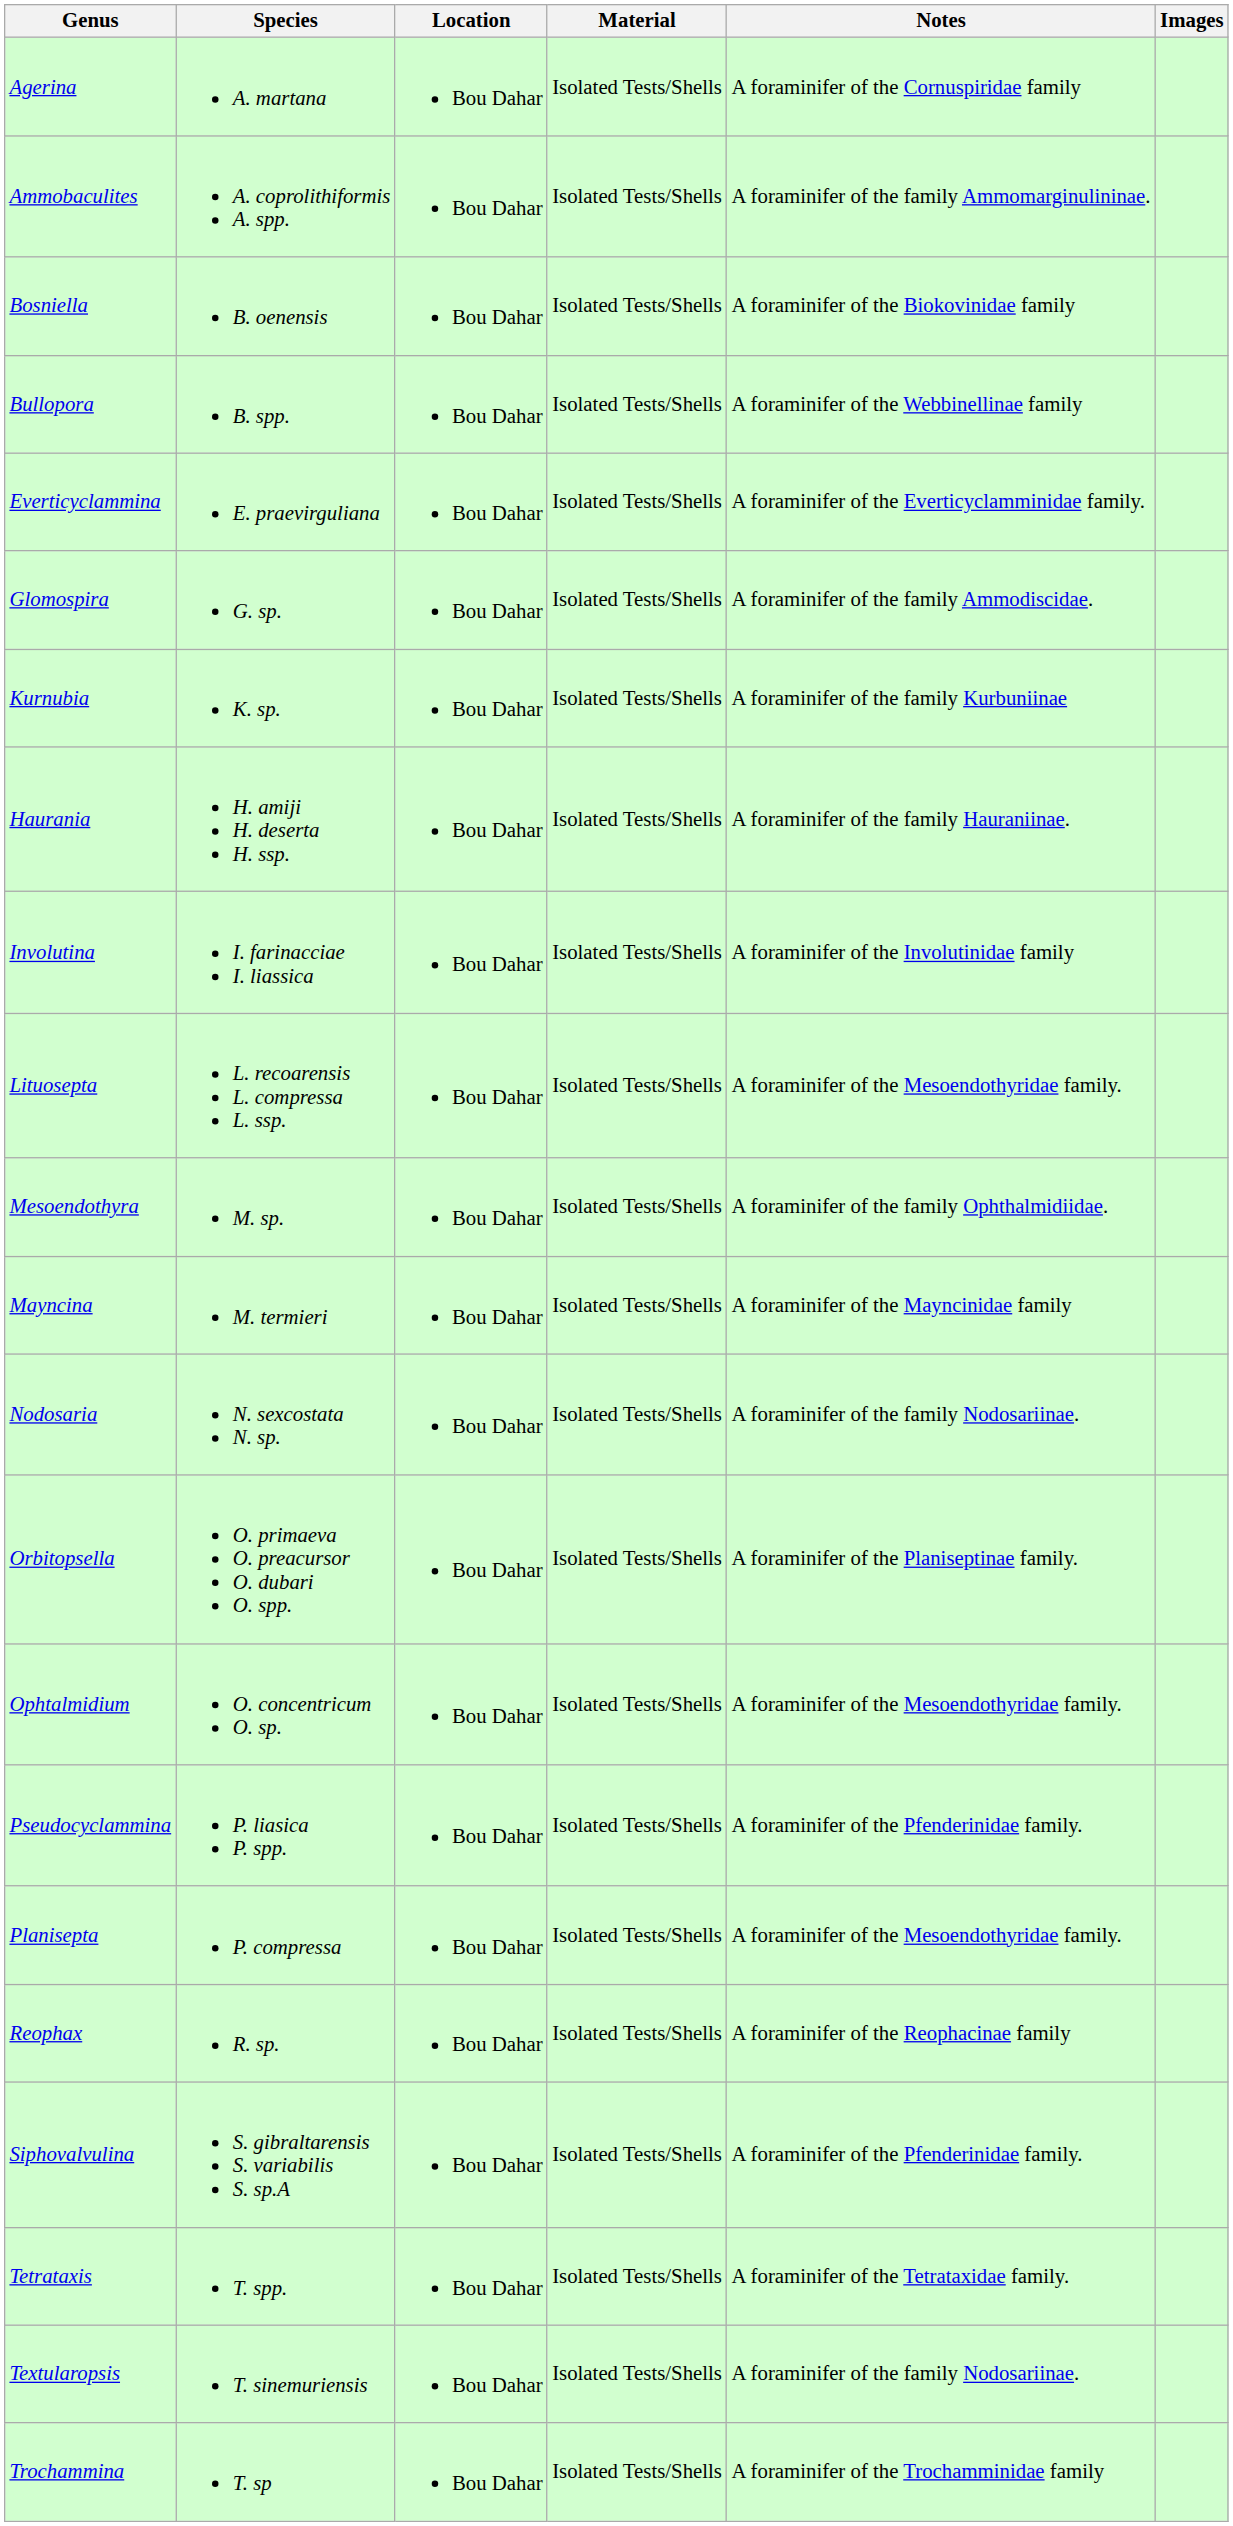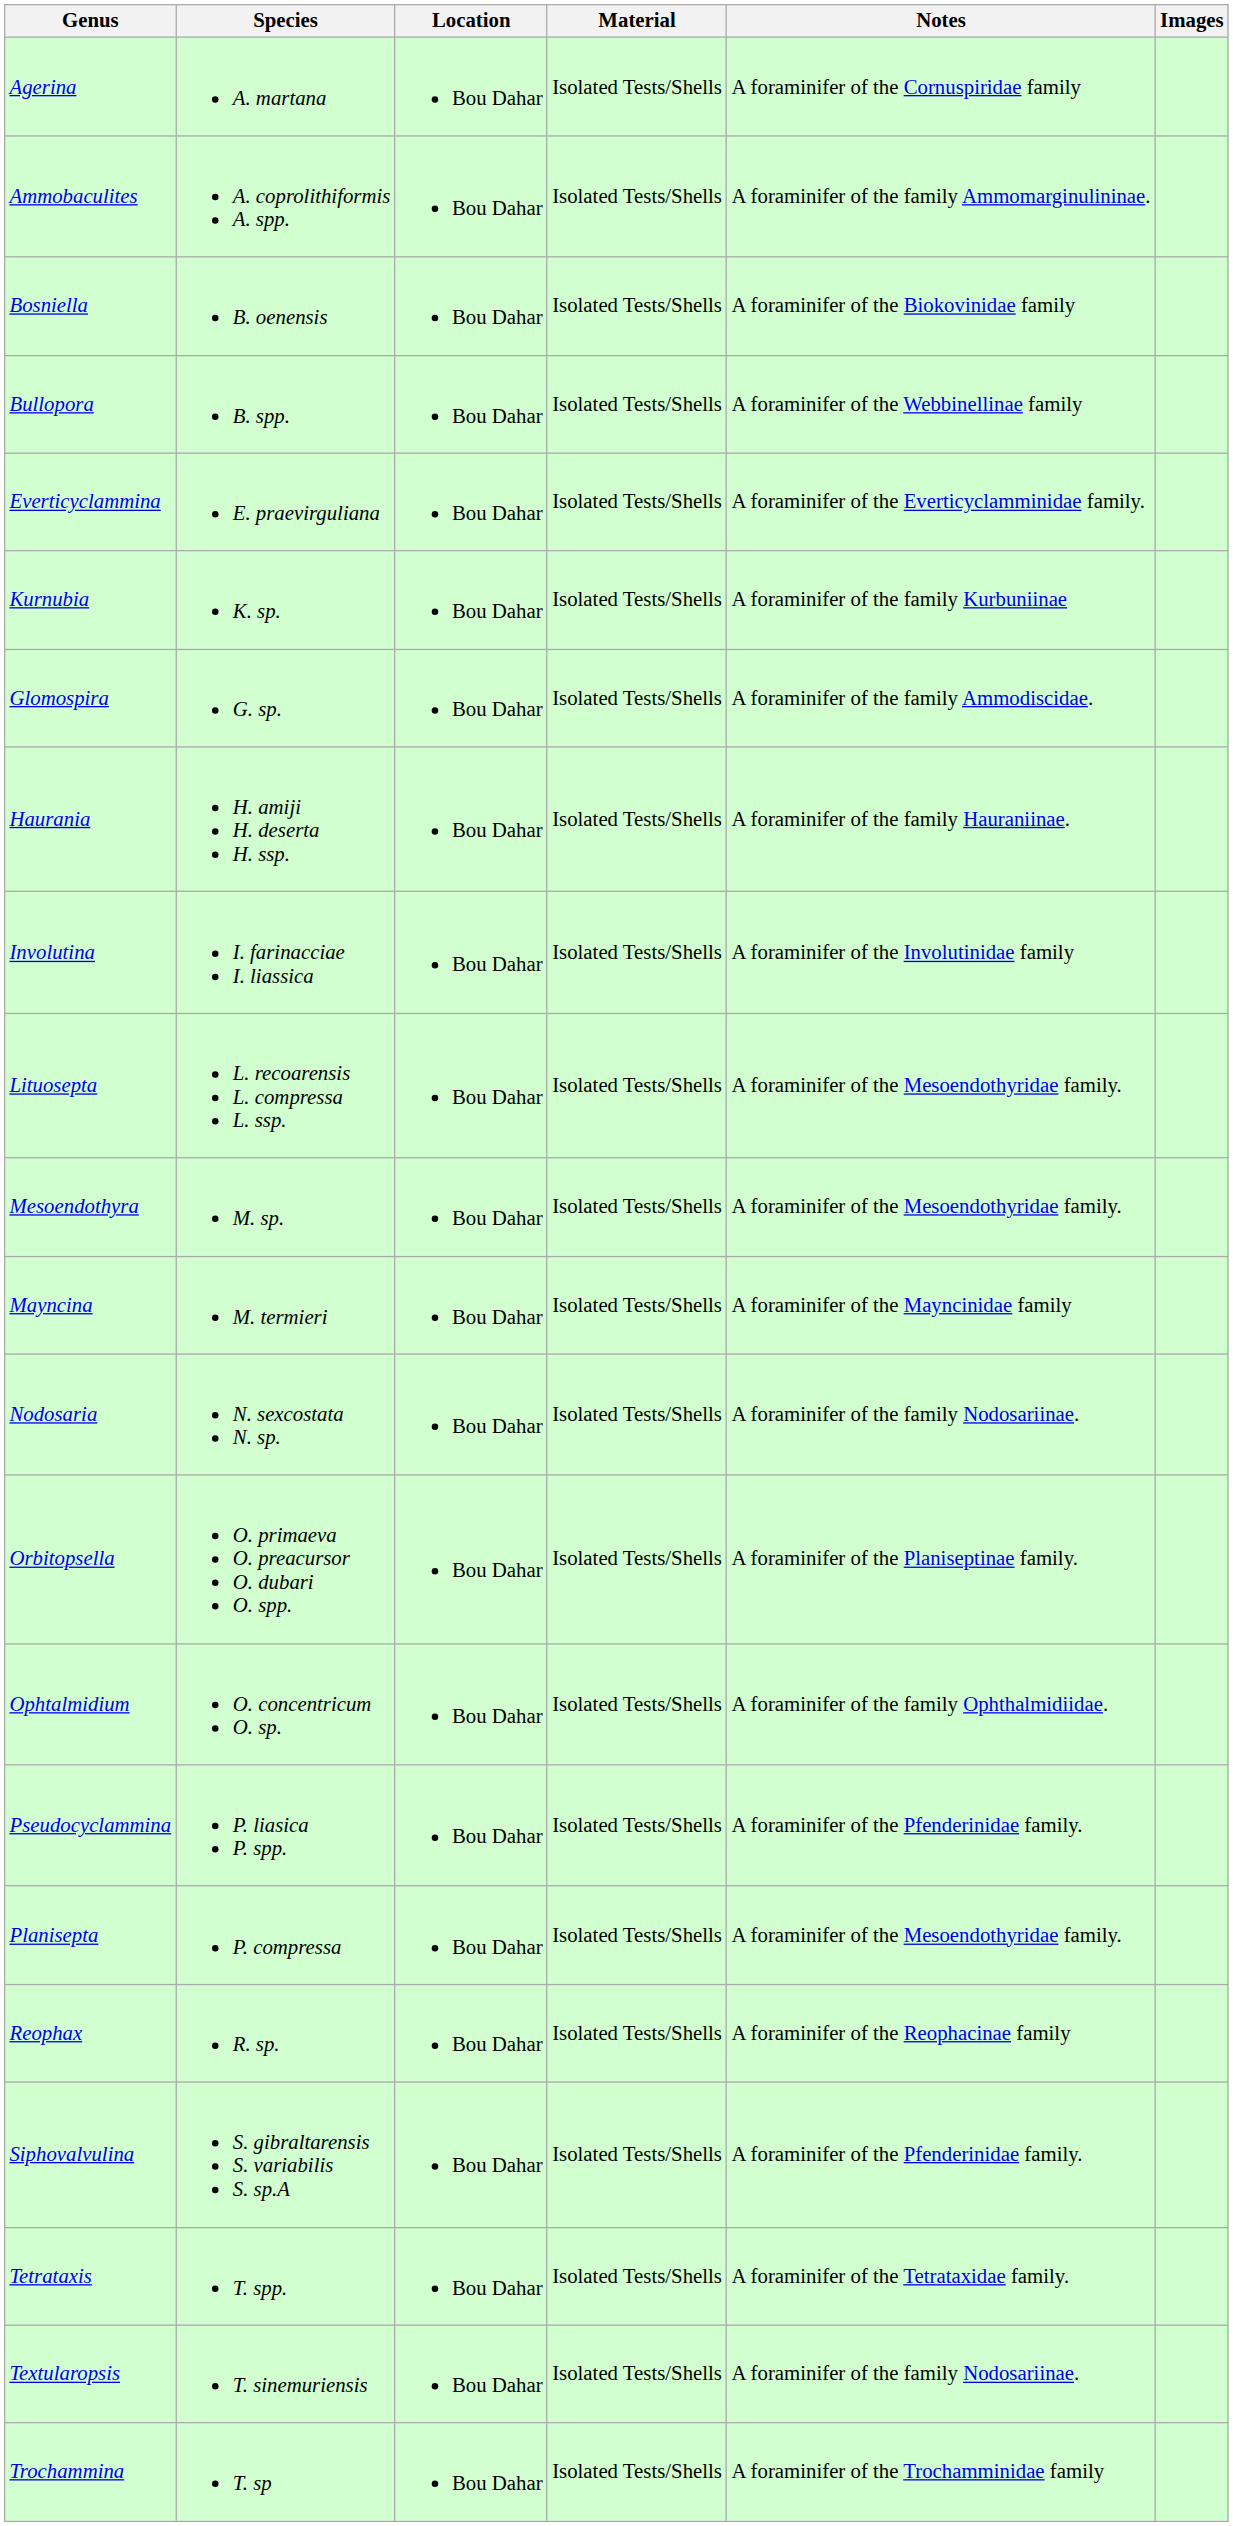rows swapped: (49, 697) <-> (59, 599)
(920, 1206) A foraminifer of the family Ophthalmidiidae. -> (927, 1206) A foraminifer of the Mesoendothyridae family.
(927, 1704) A foraminifer of the Mesoendothyridae family. -> (920, 1704) A foraminifer of the family Ophthalmidiidae.
